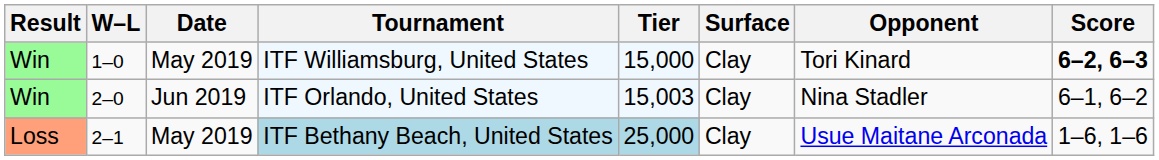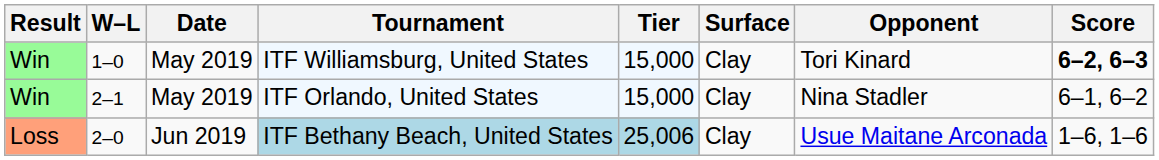(108, 99) 2–0 -> (108, 99) 2–1
(199, 97) Jun 2019 -> (202, 97) May 2019
(659, 97) 15,003 -> (659, 97) 15,000
(108, 136) 2–1 -> (108, 136) 2–0
(202, 135) May 2019 -> (199, 135) Jun 2019
(659, 135) 25,000 -> (659, 135) 25,006
